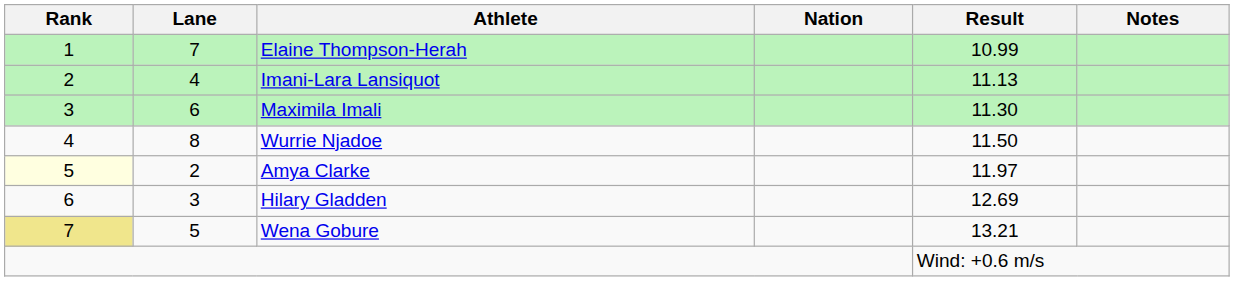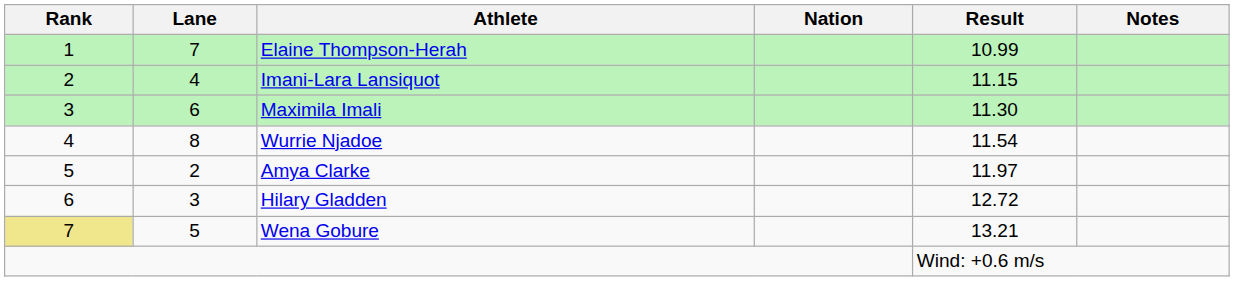(995, 79) 11.13 -> (995, 79) 11.15
(995, 140) 11.50 -> (995, 140) 11.54
(69, 170) lightyellow background -> (69, 170) no background
(995, 200) 12.69 -> (995, 200) 12.72
